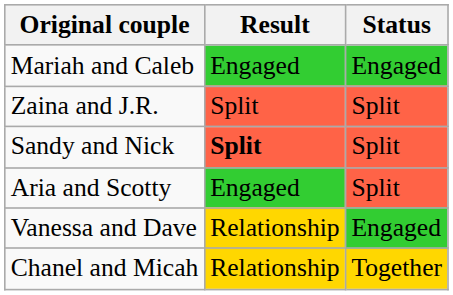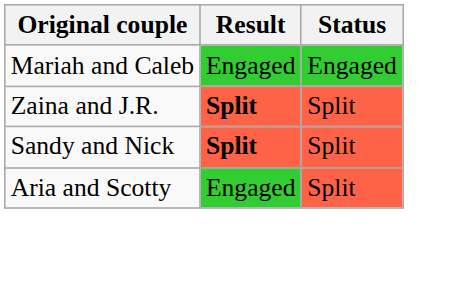(234, 106) normal -> (232, 106) bold
- row: (104, 227)
- row: (105, 268)
